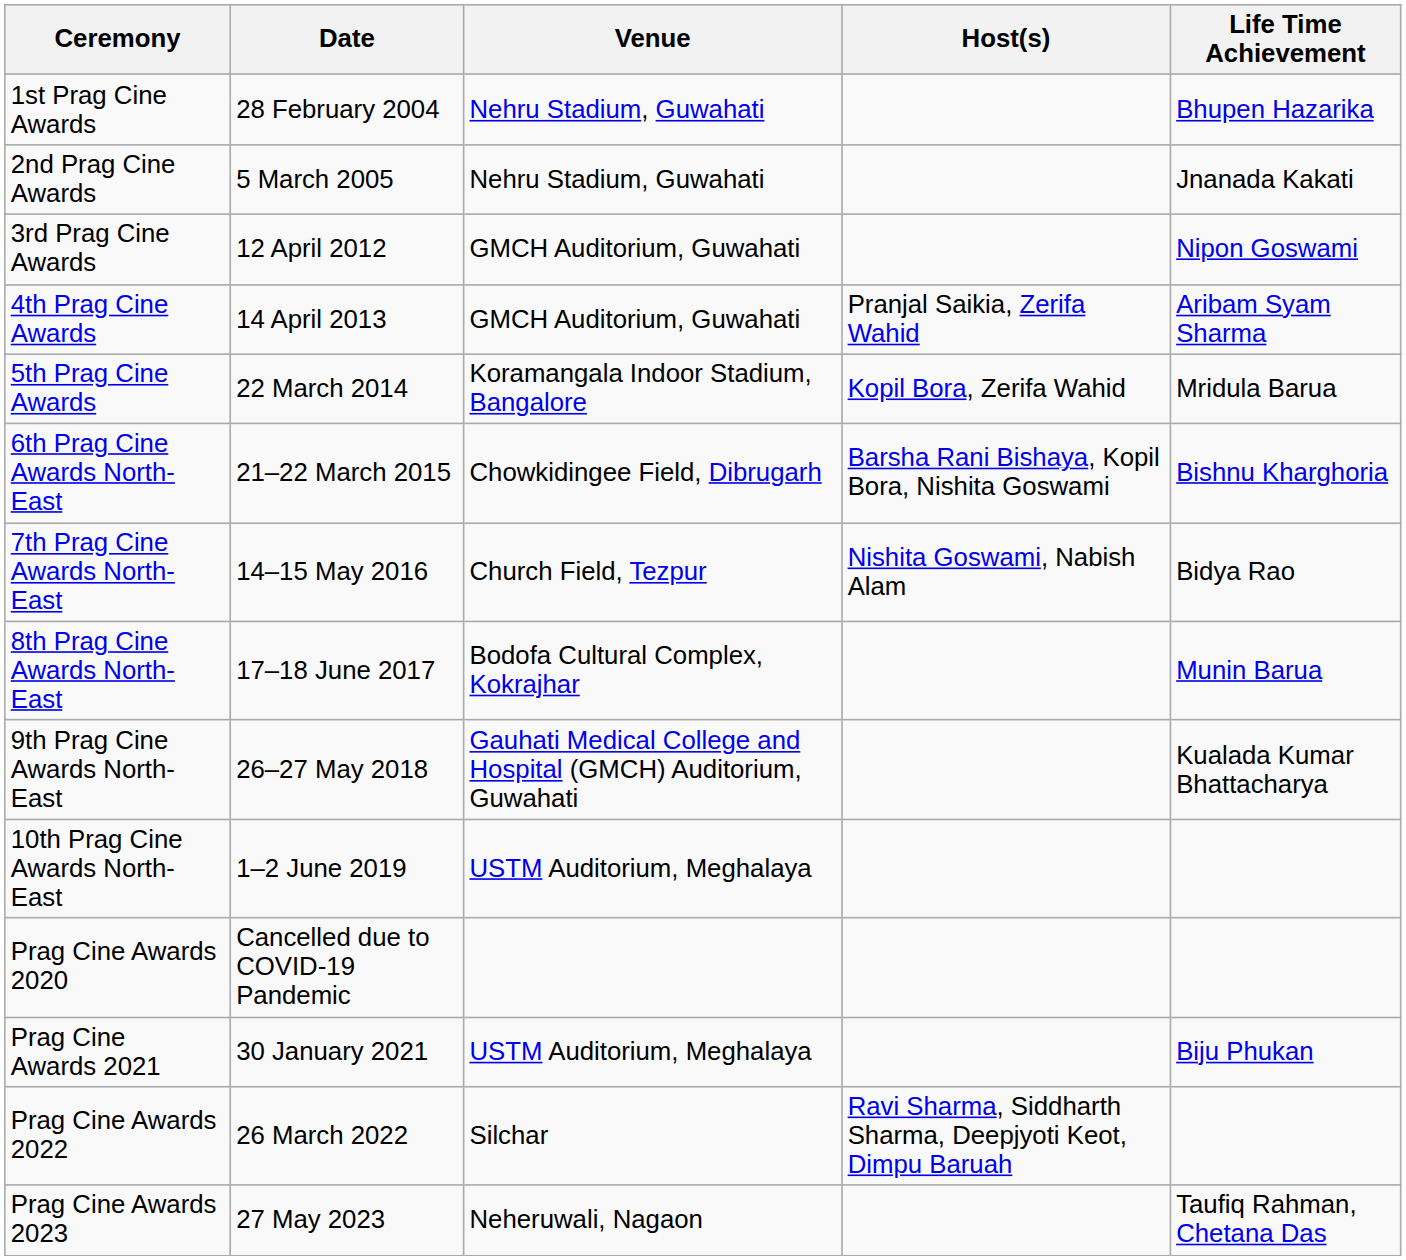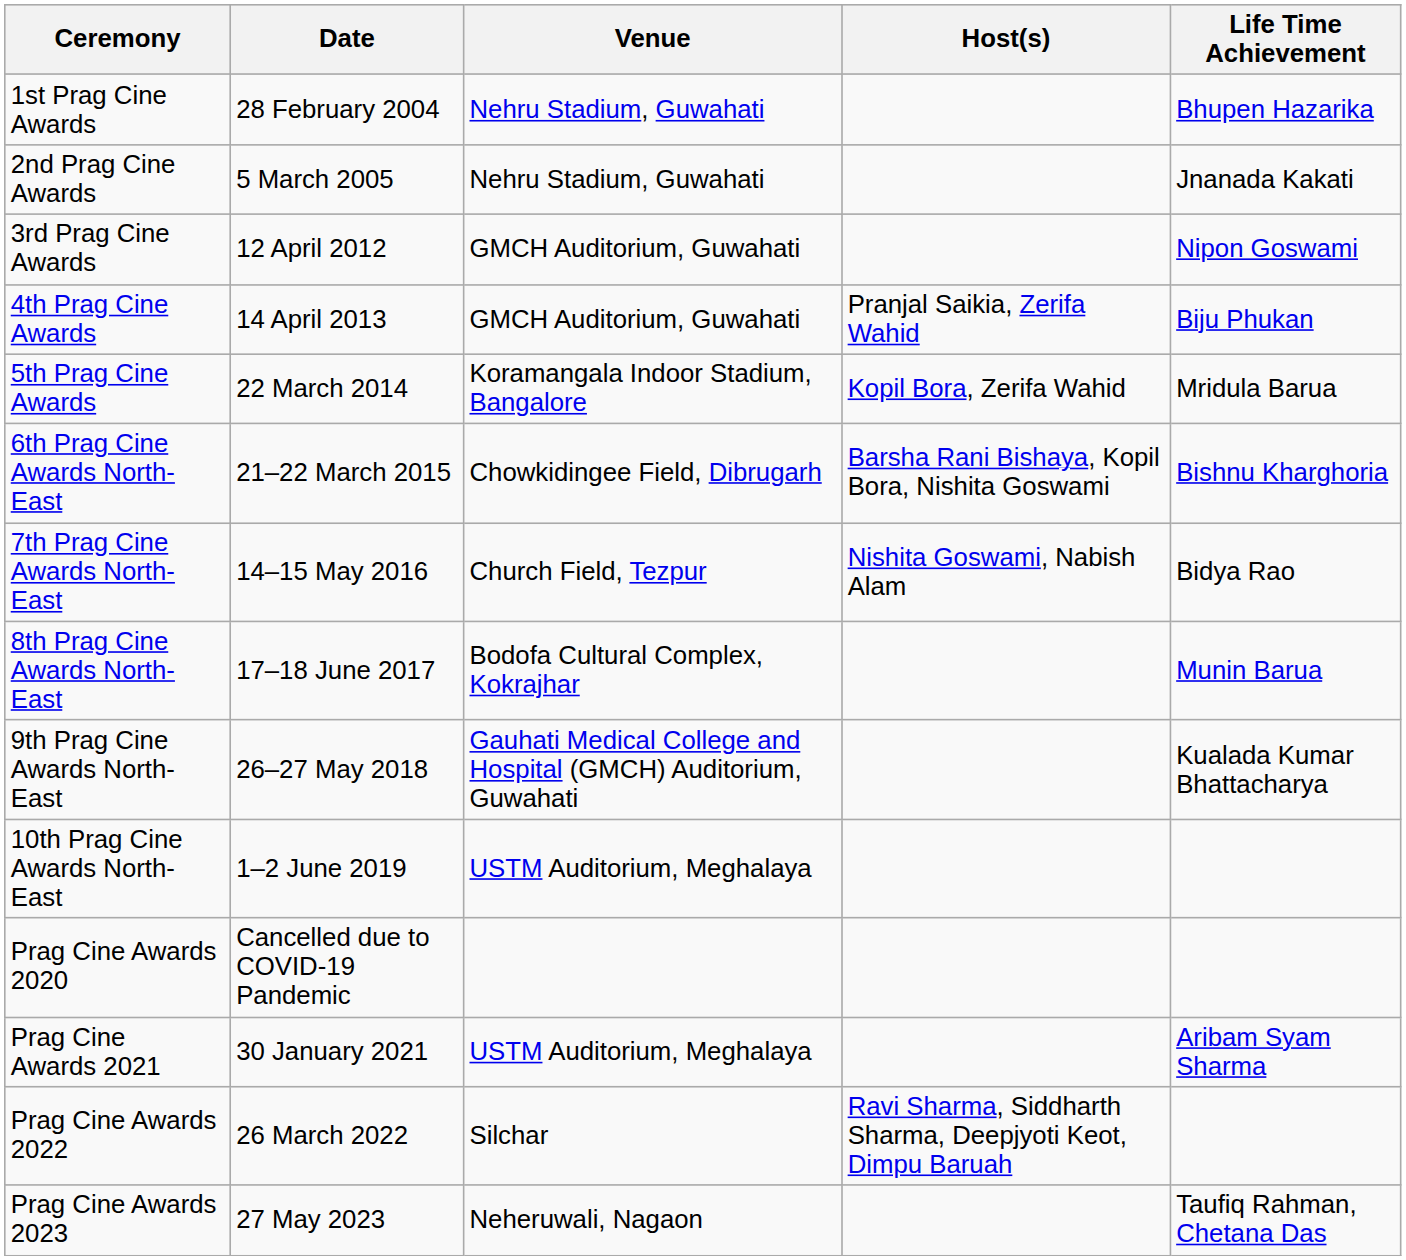(1253, 318) Aribam Syam Sharma -> (1245, 318) Biju Phukan
(1245, 1051) Biju Phukan -> (1253, 1051) Aribam Syam Sharma
